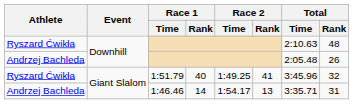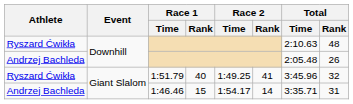(201, 91) 14 -> (201, 91) 15
(267, 91) 13 -> (267, 91) 14
